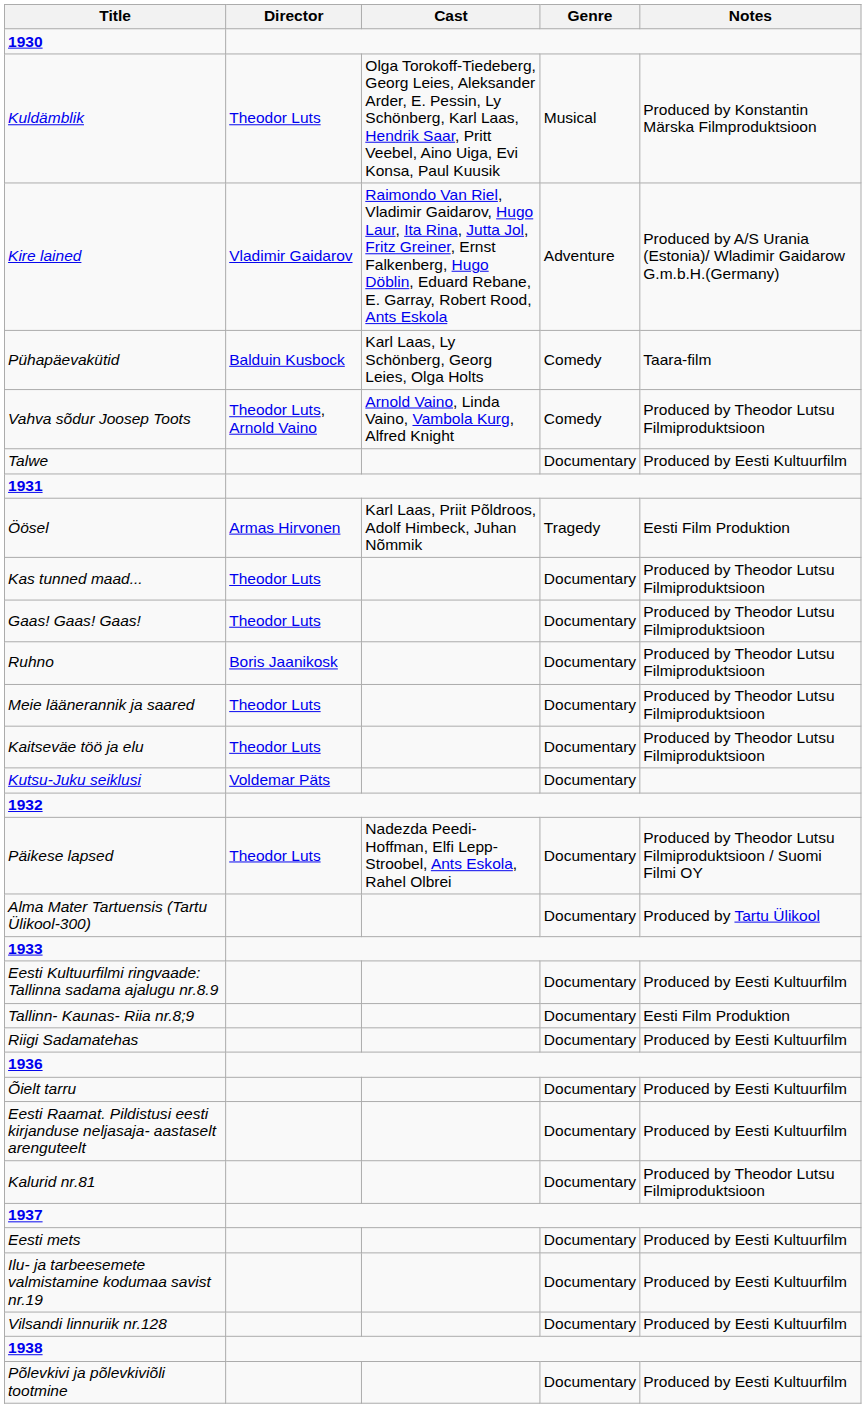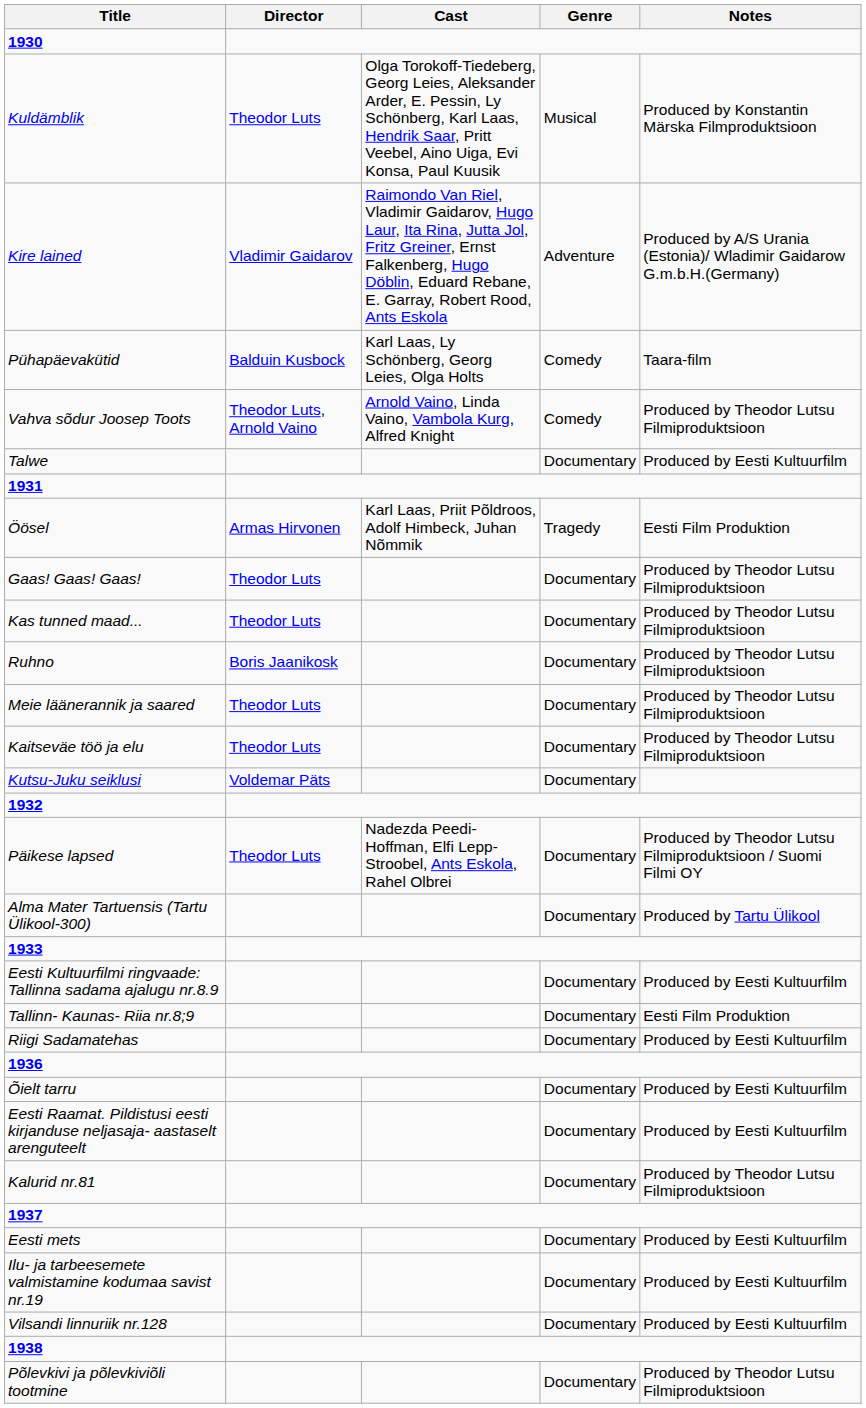rows swapped: (74, 620) <-> (75, 578)
(745, 1382) Produced by Eesti Kultuurfilm -> (739, 1382) Produced by Theodor Lutsu Filmiproduktsioon
